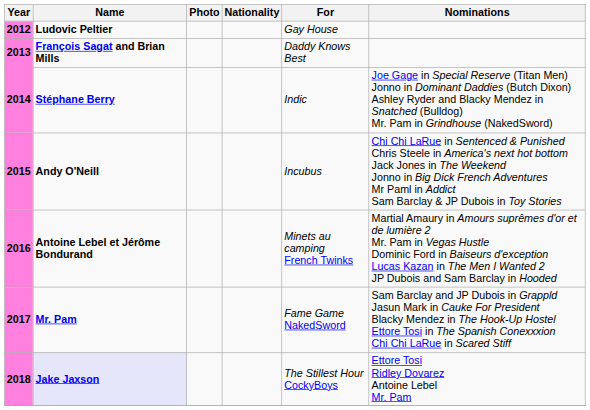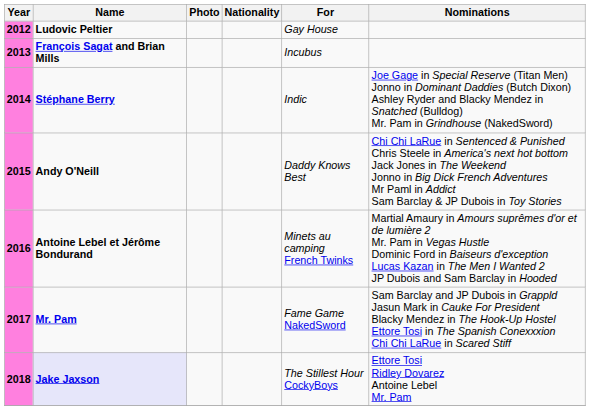(317, 53) Daddy Knows Best -> (303, 53) Incubus
(303, 171) Incubus -> (317, 171) Daddy Knows Best
